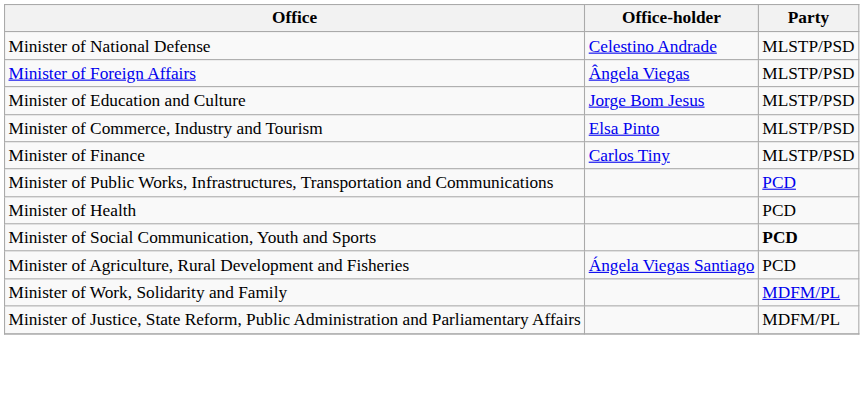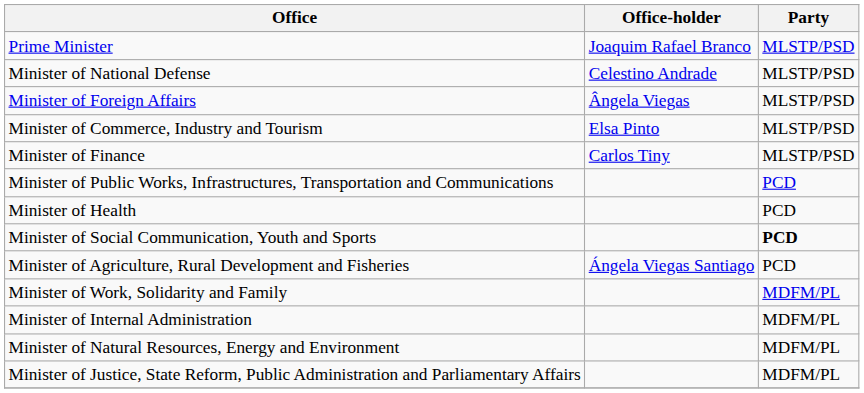+ row: (61, 45)
- row: (127, 100)
+ row: (130, 319)
+ row: (204, 347)
